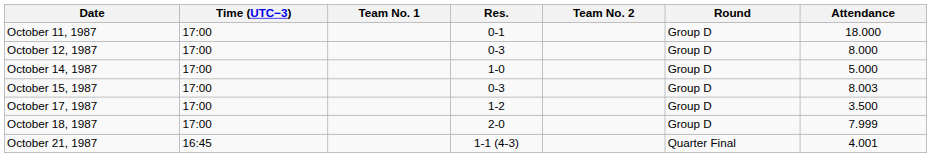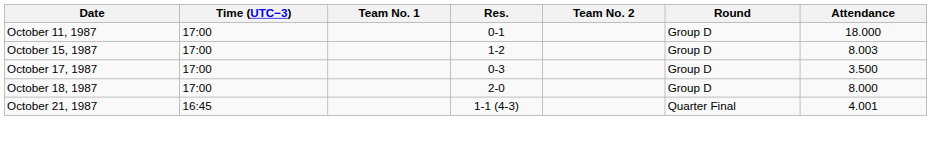- row: (52, 50)
- row: (52, 69)
(496, 87) 0-3 -> (496, 50) 1-2
(496, 106) 1-2 -> (496, 69) 0-3
(863, 124) 7.999 -> (863, 87) 8.000
